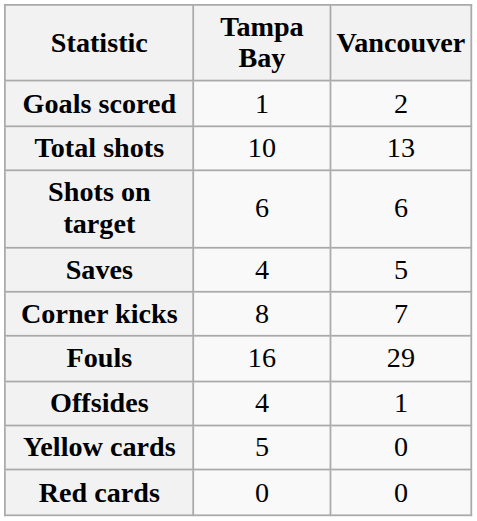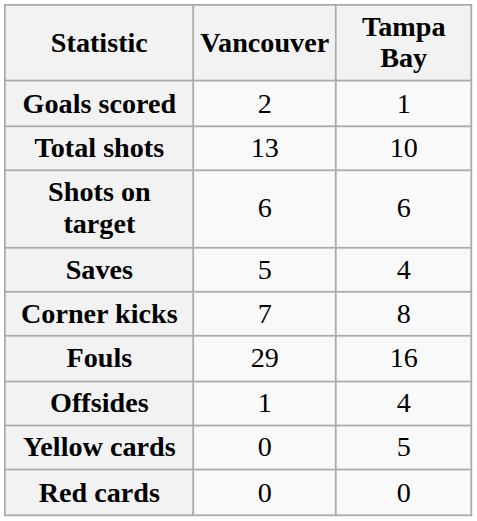columns swapped: (401, 42) <-> (262, 42)
